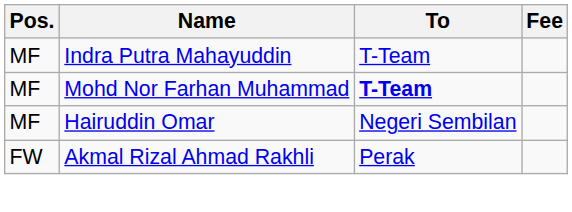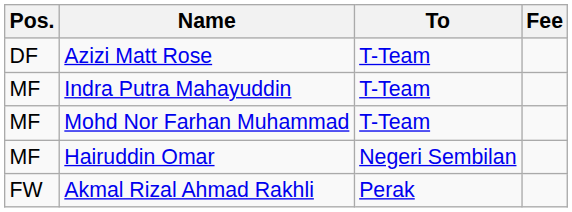+ row: (138, 55)
(396, 88) bold -> (395, 122) normal
